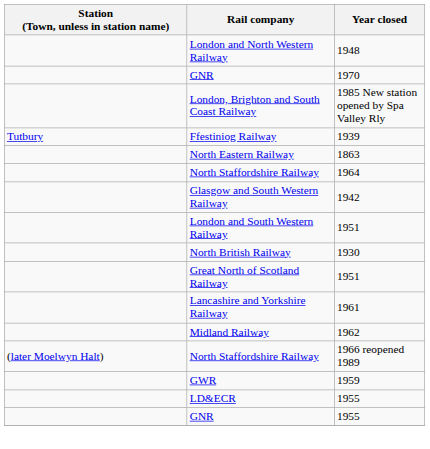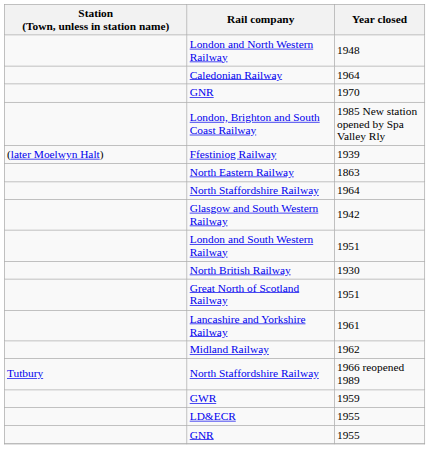+ row: (236, 75)
(25, 136) Tutbury -> (55, 154) (later Moelwyn Halt)
(55, 356) (later Moelwyn Halt) -> (25, 374) Tutbury
